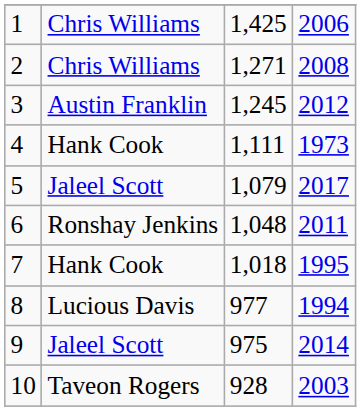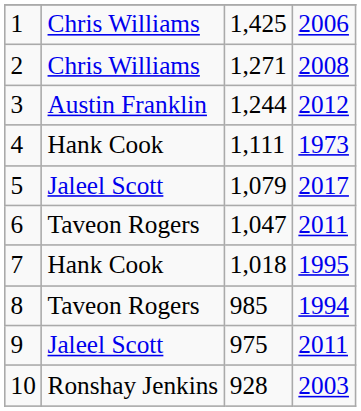(258, 104) 1,245 -> (258, 104) 1,244
(133, 225) Ronshay Jenkins -> (124, 225) Taveon Rogers
(258, 225) 1,048 -> (258, 225) 1,047
(121, 305) Lucious Davis -> (124, 305) Taveon Rogers
(249, 305) 977 -> (249, 305) 985
(324, 345) 2014 -> (323, 345) 2011
(124, 385) Taveon Rogers -> (133, 385) Ronshay Jenkins
